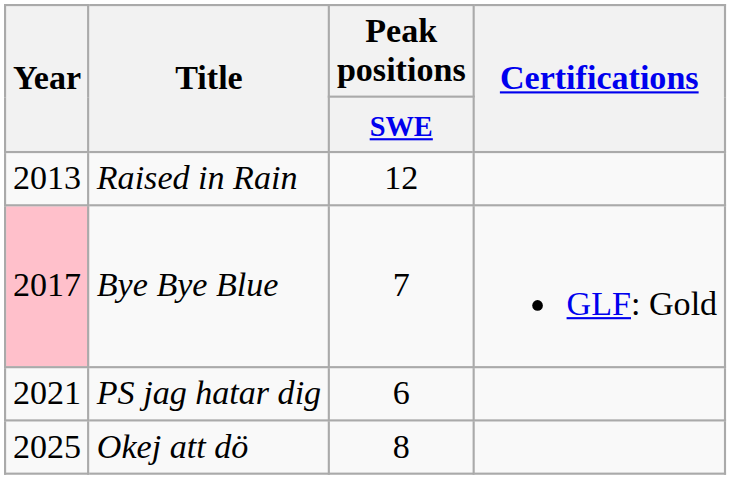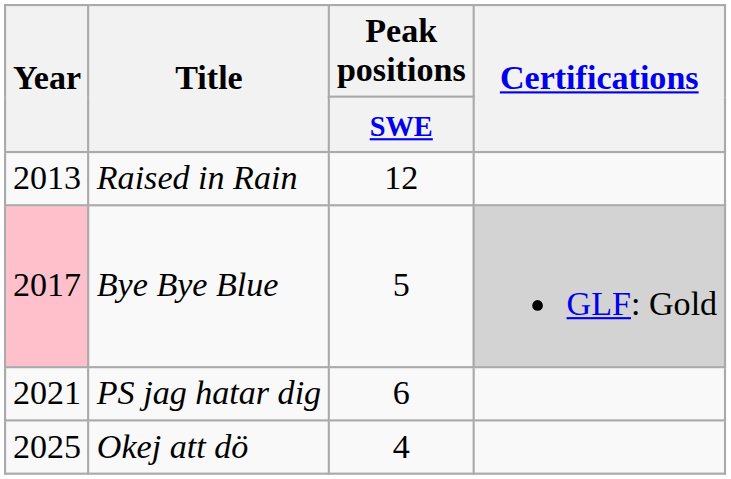(401, 285) 7 -> (401, 285) 5
(599, 305) no background -> (599, 305) lightgrey background
(401, 446) 8 -> (401, 446) 4
